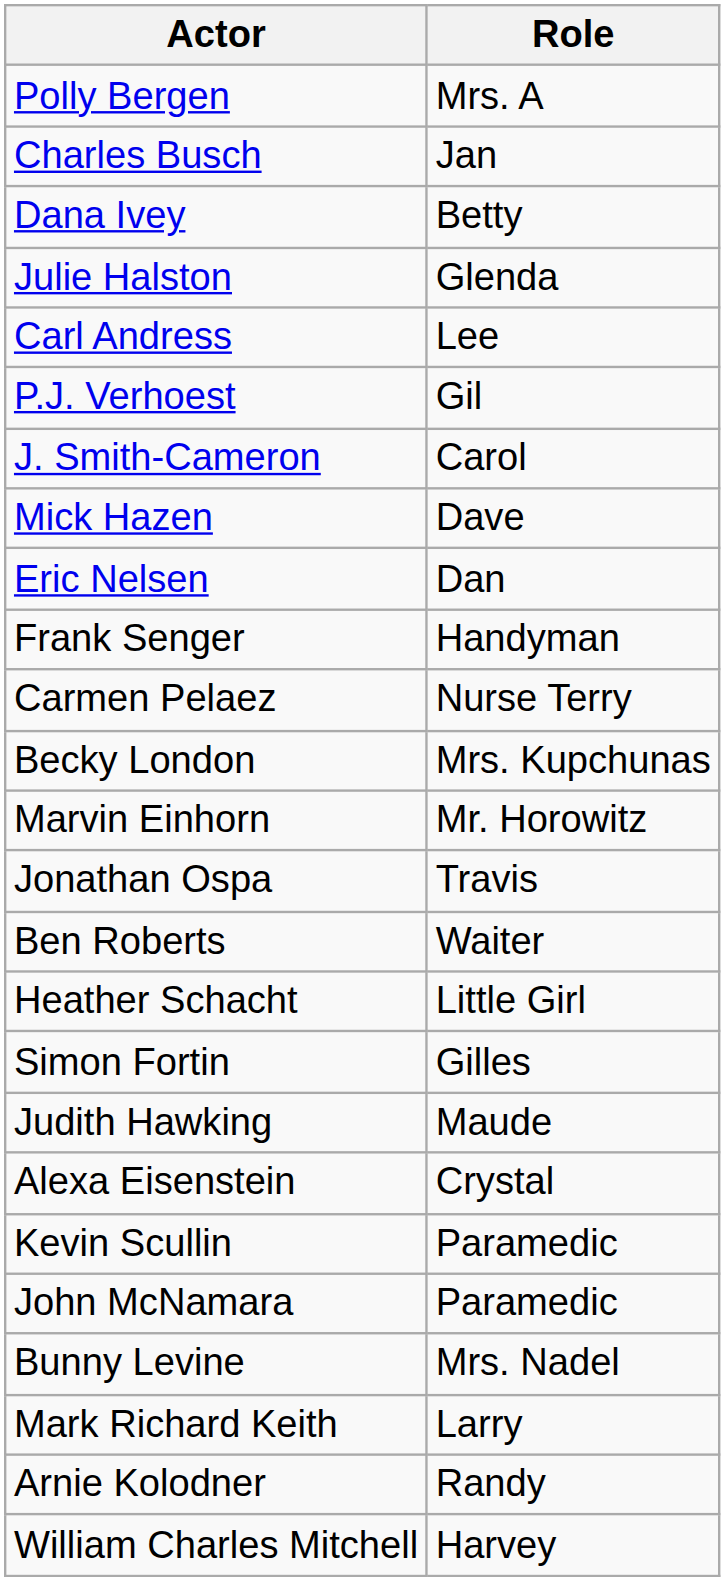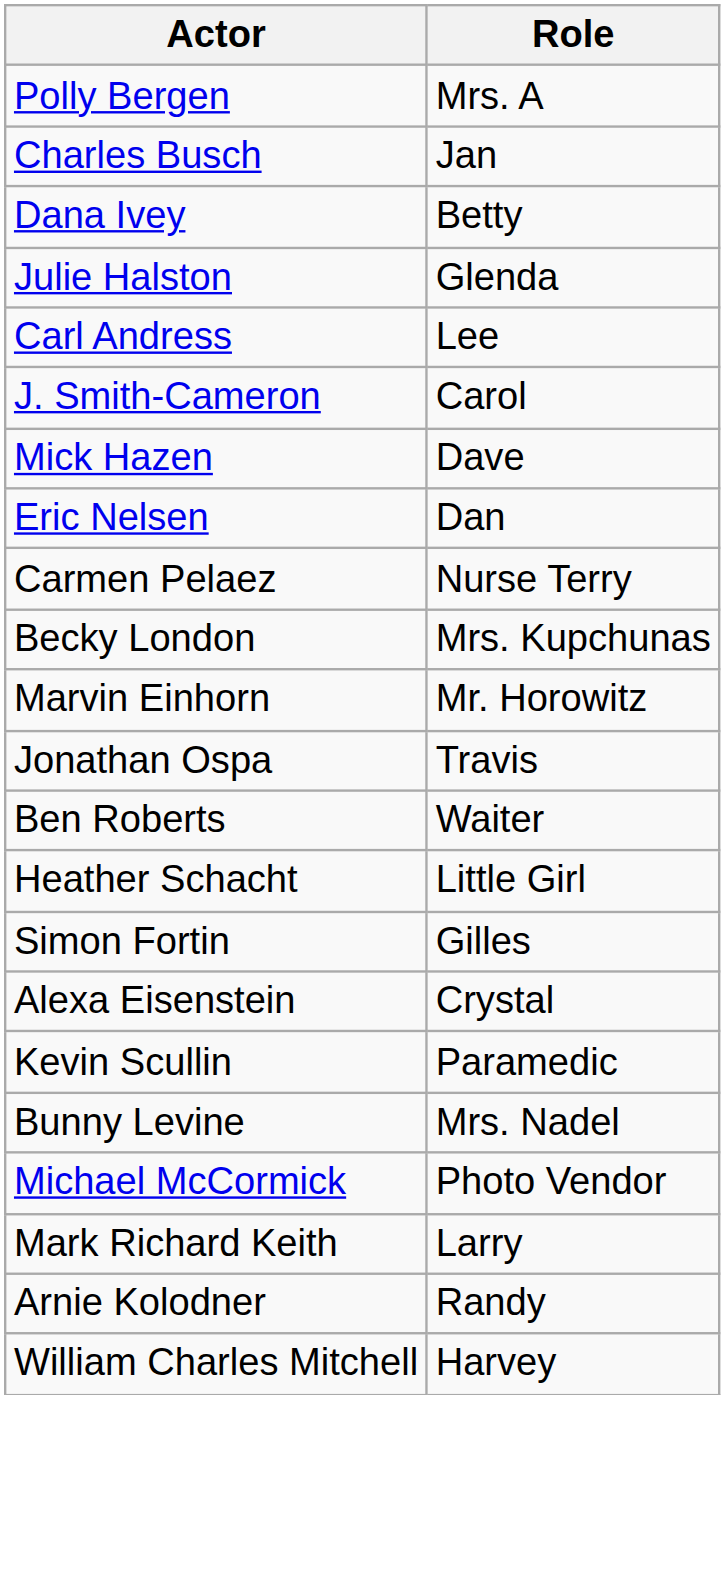- row: (125, 397)
- row: (129, 638)
- row: (143, 1121)
- row: (154, 1302)
+ row: (180, 1182)
